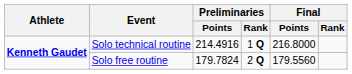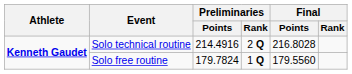(256, 45) 1 Q -> (256, 45) 2 Q
(294, 45) 216.8000 -> (294, 45) 216.8028
(256, 61) 2 Q -> (256, 61) 1 Q
